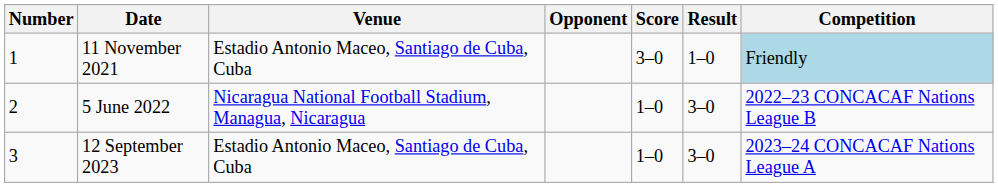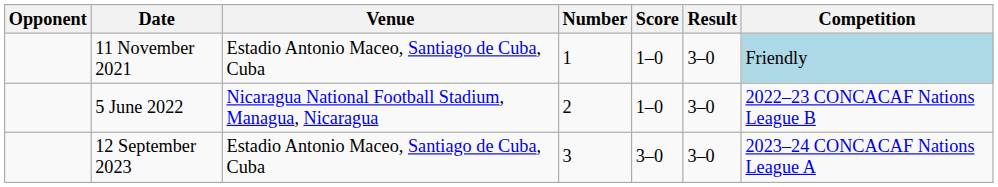columns swapped: (41, 18) <-> (588, 18)
(649, 58) 3–0 -> (649, 58) 1–0
(701, 58) 1–0 -> (701, 58) 3–0
(649, 157) 1–0 -> (649, 157) 3–0
